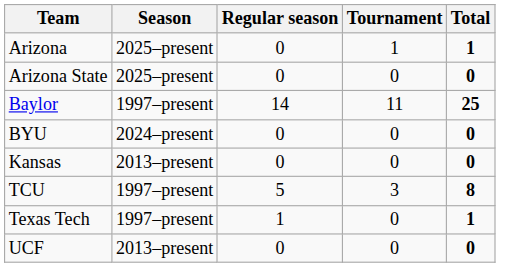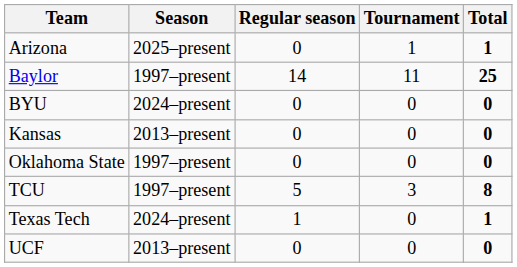- row: (58, 76)
+ row: (67, 162)
(165, 219) 1997–present -> (182, 219) 2024–present
